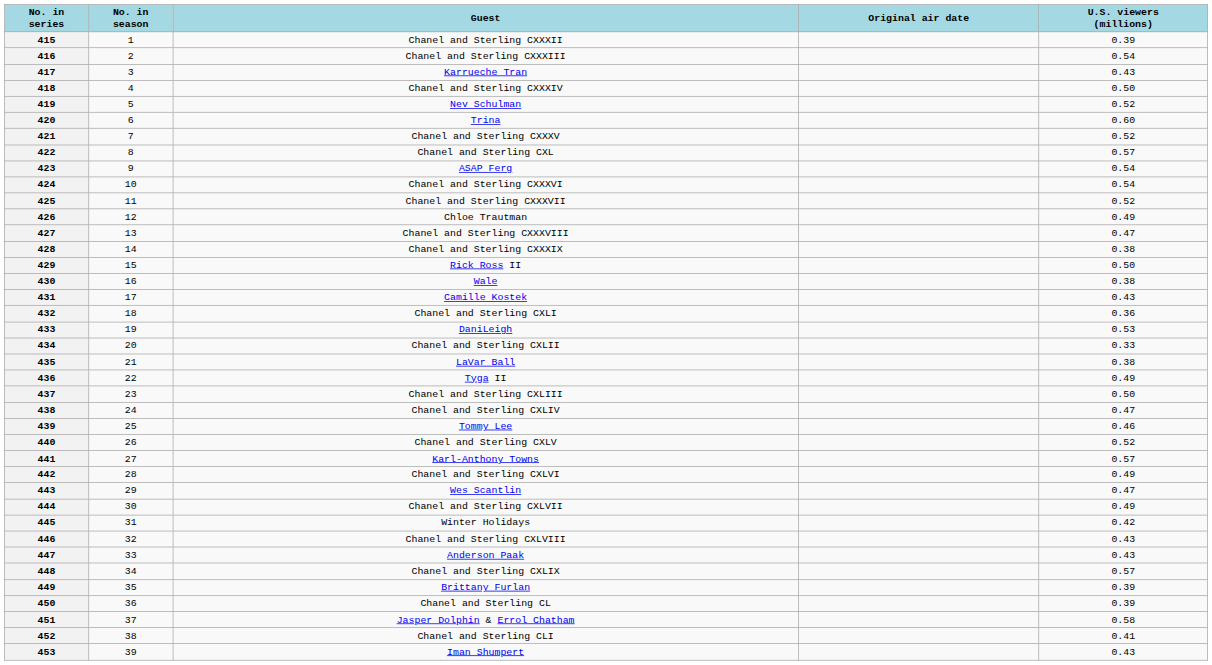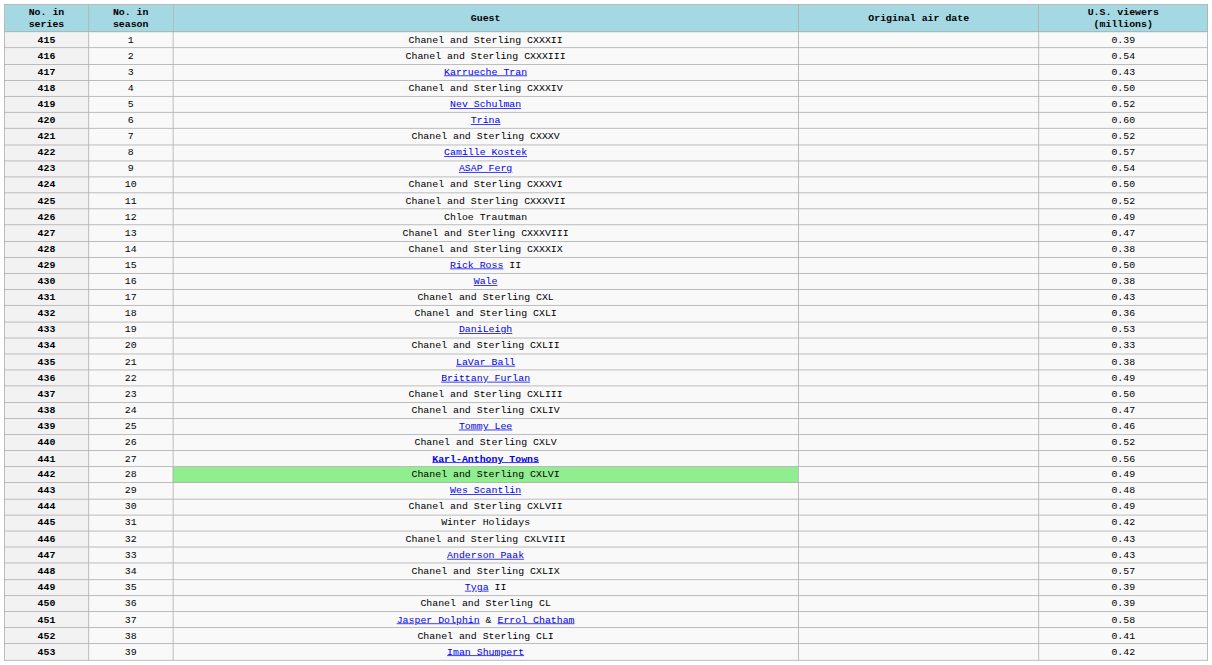(486, 153) Chanel and Sterling CXL -> (486, 153) Camille Kostek
(1123, 185) 0.54 -> (1123, 185) 0.50
(486, 298) Camille Kostek -> (486, 298) Chanel and Sterling CXL
(486, 378) Tyga II -> (486, 378) Brittany Furlan
(486, 459) normal -> (486, 459) bold
(1123, 459) 0.57 -> (1123, 459) 0.56
(486, 475) no background -> (486, 475) lightgreen background
(1123, 491) 0.47 -> (1123, 491) 0.48
(486, 587) Brittany Furlan -> (486, 587) Tyga II
(1123, 652) 0.43 -> (1123, 652) 0.42
